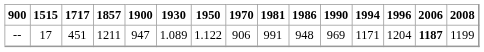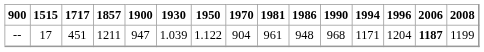(173, 35) 1.089 -> (173, 35) 1.039
(241, 35) 906 -> (241, 35) 904
(273, 35) 991 -> (273, 35) 961
(336, 35) 969 -> (336, 35) 968
